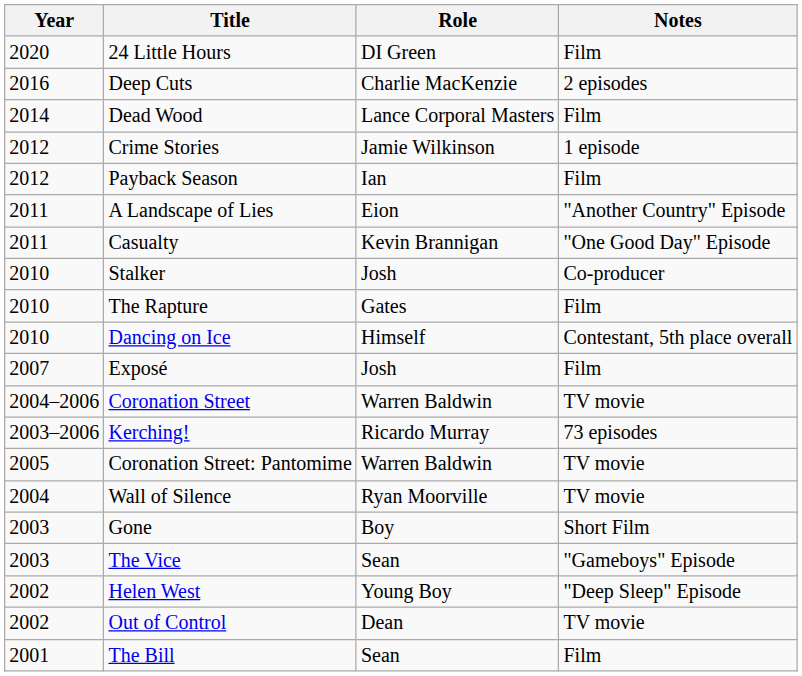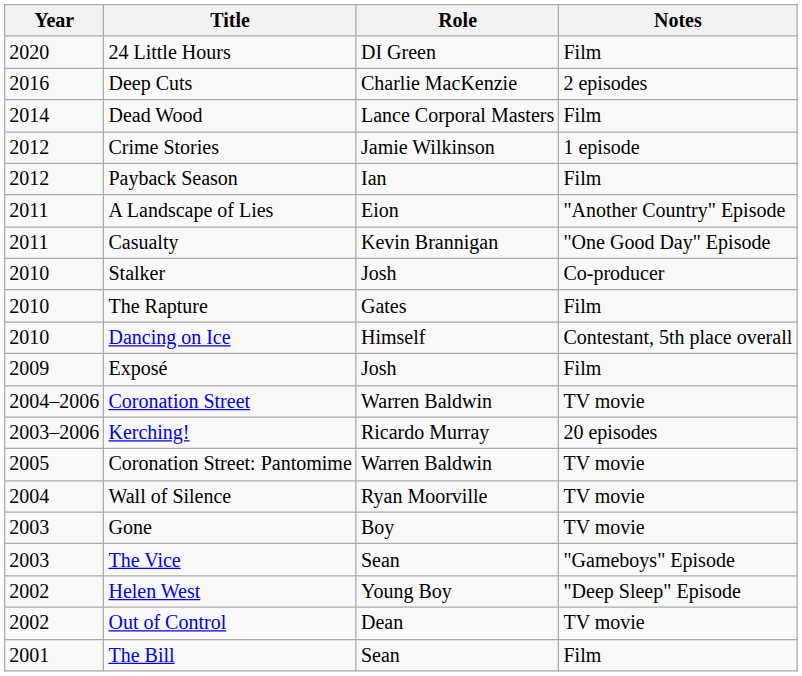(29, 369) 2007 -> (29, 369) 2009
(610, 432) 73 episodes -> (610, 432) 20 episodes
(607, 527) Short Film -> (604, 527) TV movie
